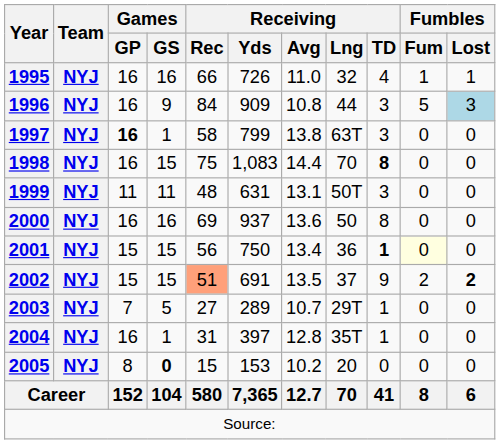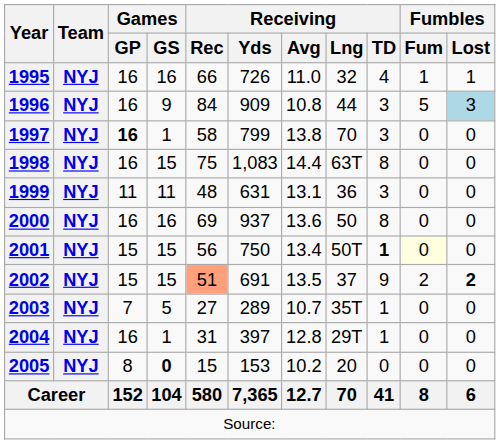(347, 134) 63T -> (347, 134) 70
(347, 163) 70 -> (347, 163) 63T
(384, 163) bold -> (384, 163) normal
(347, 192) 50T -> (347, 192) 36
(347, 250) 36 -> (347, 250) 50T
(347, 308) 29T -> (347, 308) 35T
(347, 337) 35T -> (347, 337) 29T
